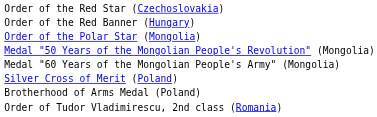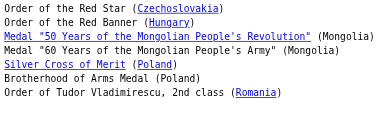- row: (103, 37)
